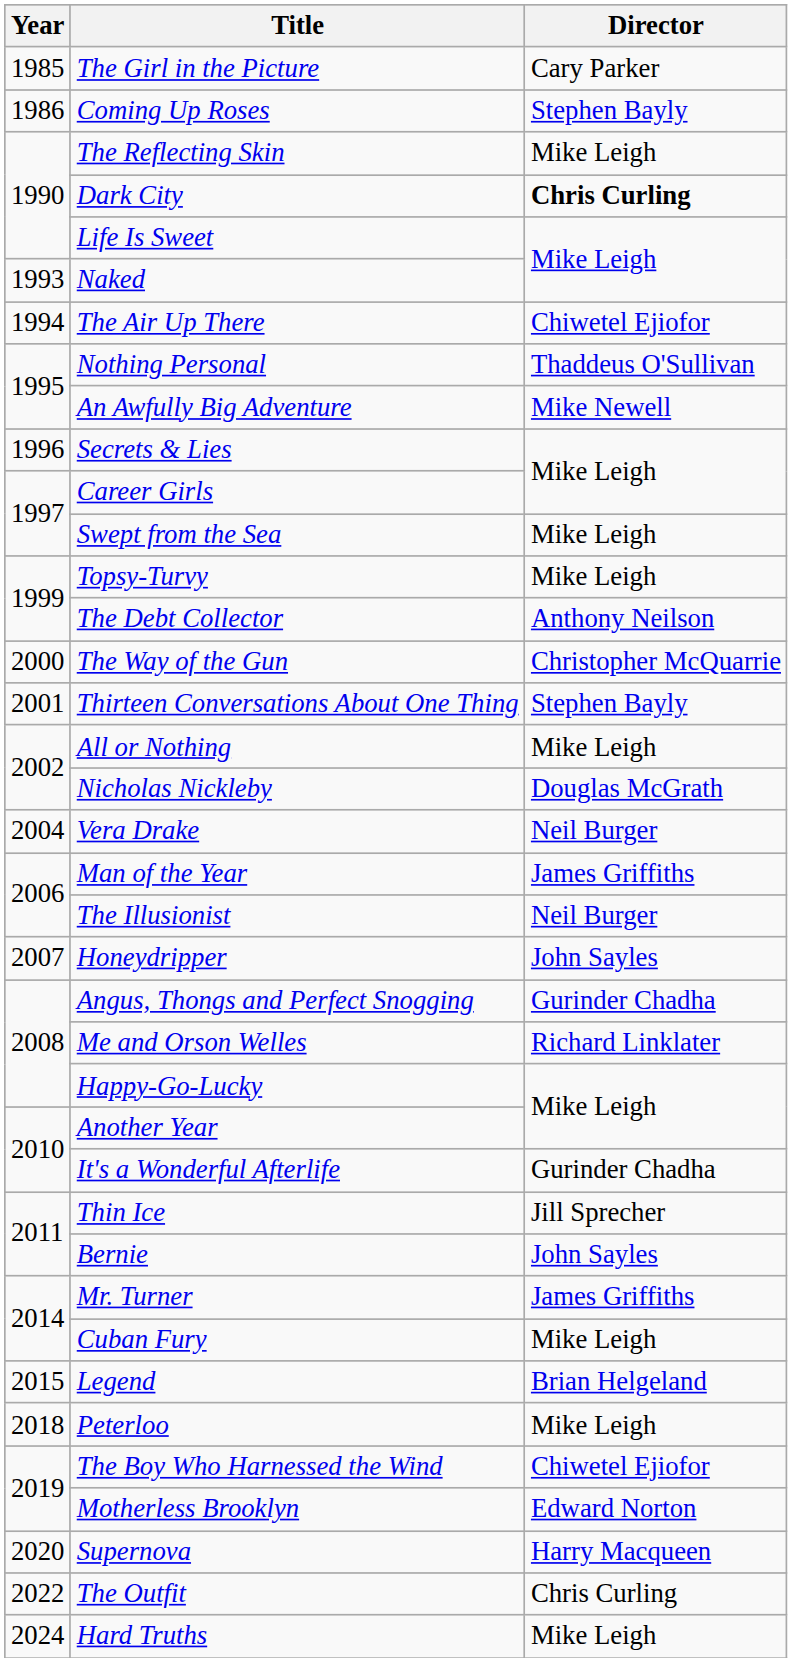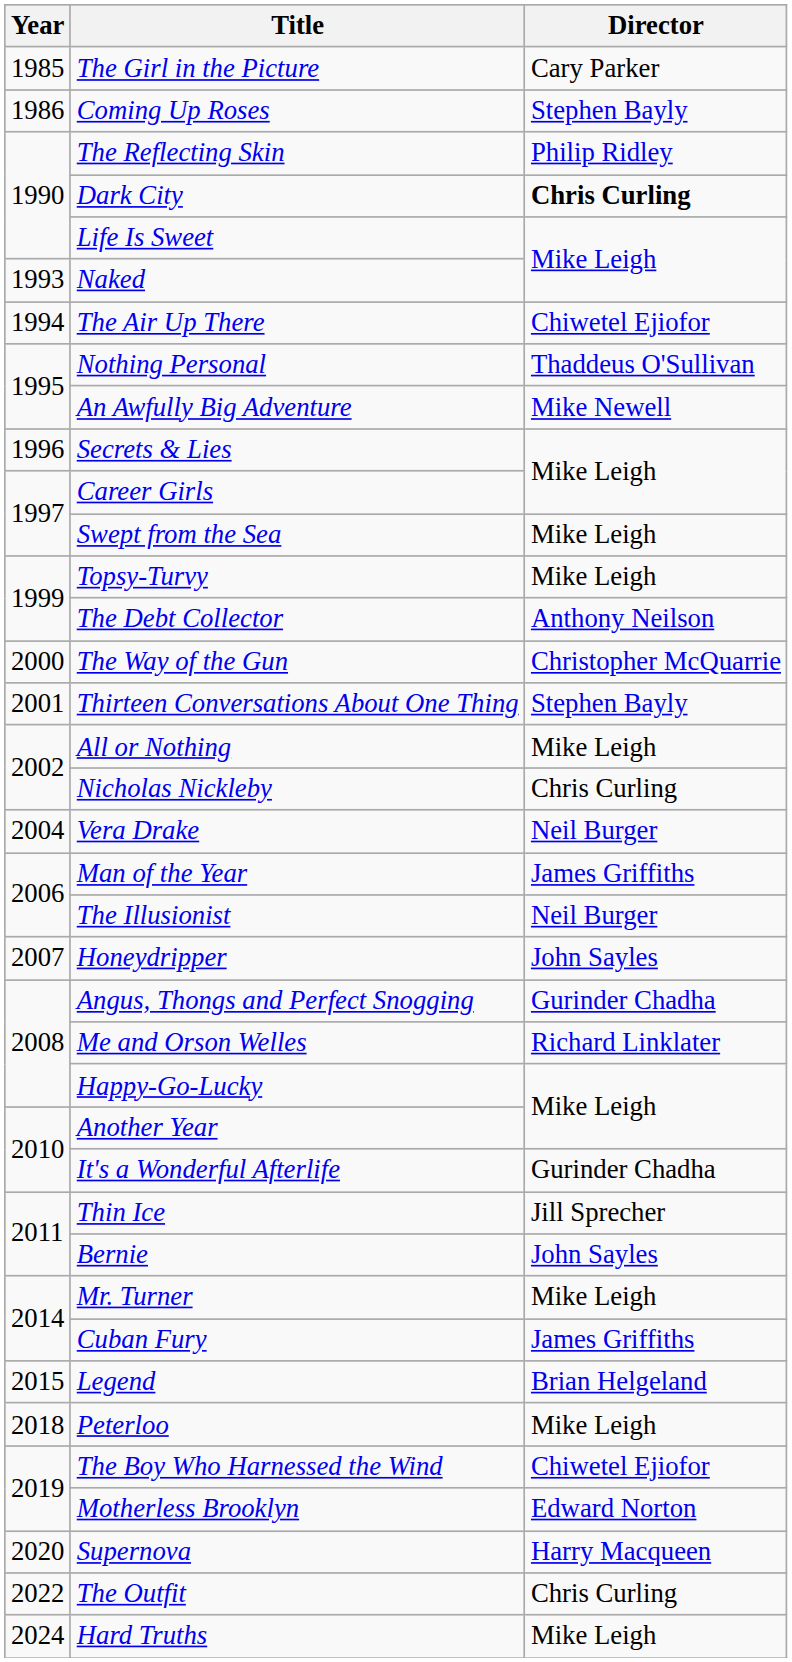(594, 152) Mike Leigh -> (602, 152) Philip Ridley
(627, 788) Douglas McGrath -> (604, 788) Chris Curling
(613, 1296) James Griffiths -> (594, 1296) Mike Leigh
(594, 1339) Mike Leigh -> (613, 1339) James Griffiths
